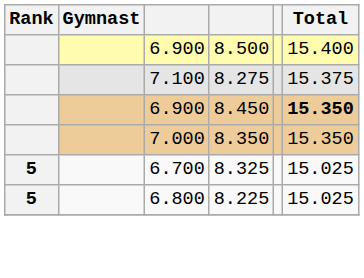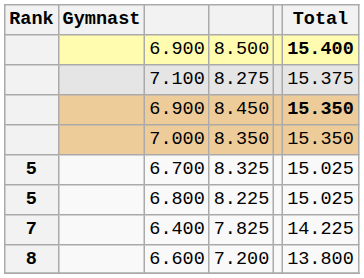(320, 50) normal -> (320, 50) bold
+ row: (242, 229)
+ row: (242, 259)
